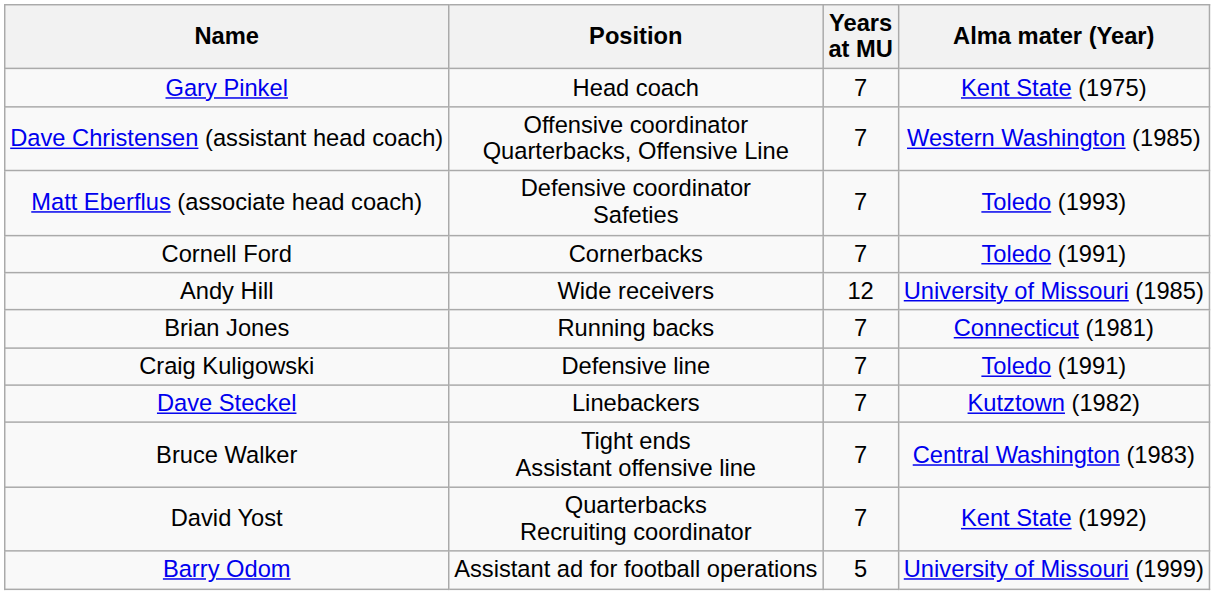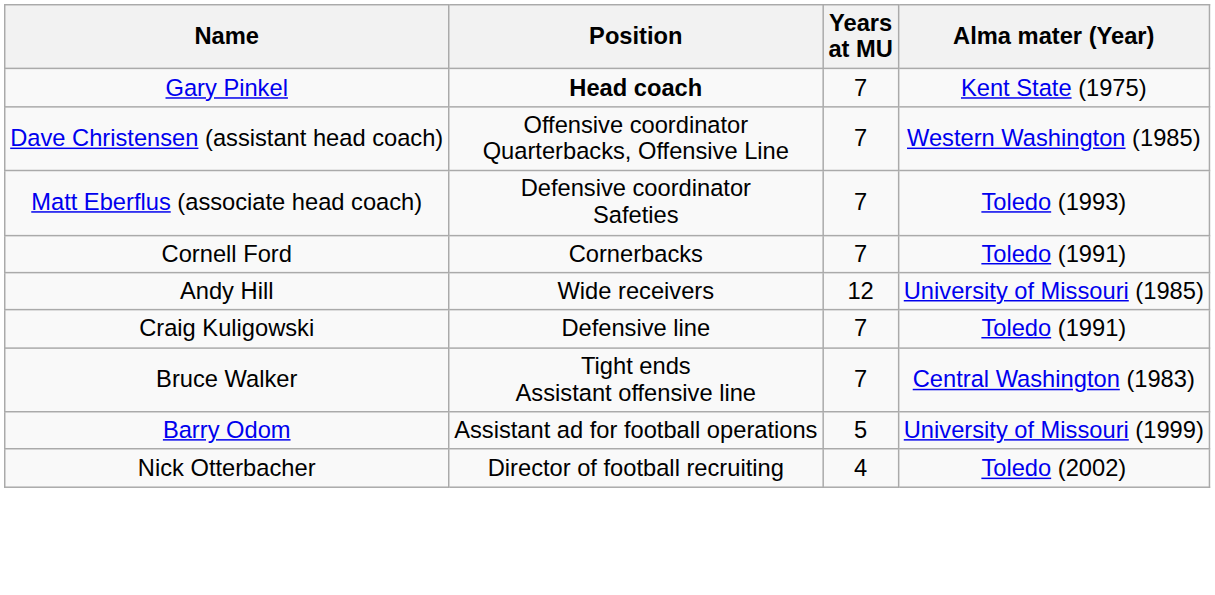(636, 87) normal -> (636, 87) bold
- row: (227, 328)
- row: (227, 403)
- row: (227, 518)
+ row: (227, 467)
